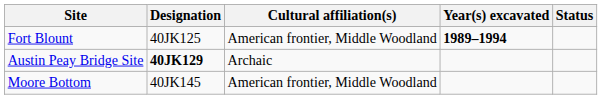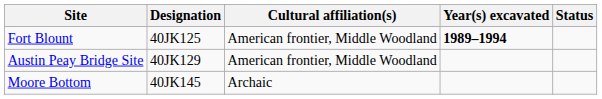(176, 60) bold -> (175, 60) normal
(250, 60) Archaic -> (332, 60) American frontier, Middle Woodland
(332, 82) American frontier, Middle Woodland -> (250, 82) Archaic
